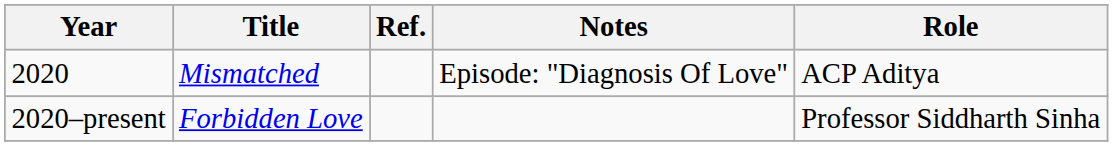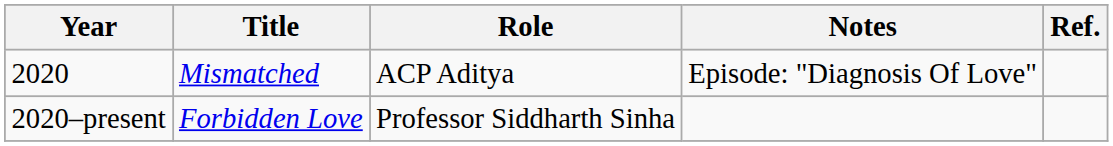columns swapped: (951, 27) <-> (401, 27)
